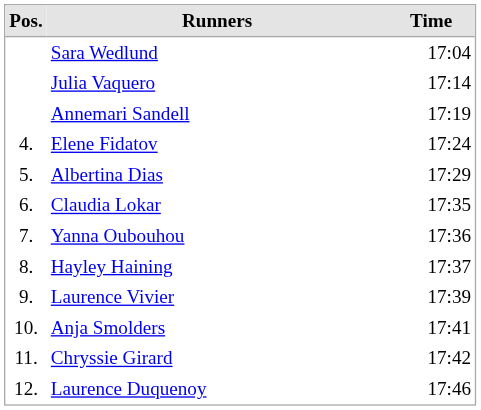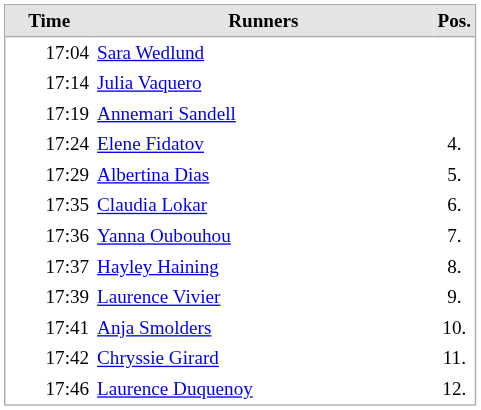columns swapped: (26, 20) <-> (431, 20)
